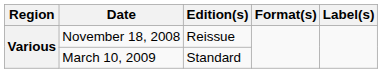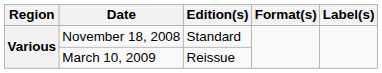(211, 36) Reissue -> (214, 36) Standard
(214, 57) Standard -> (211, 57) Reissue
